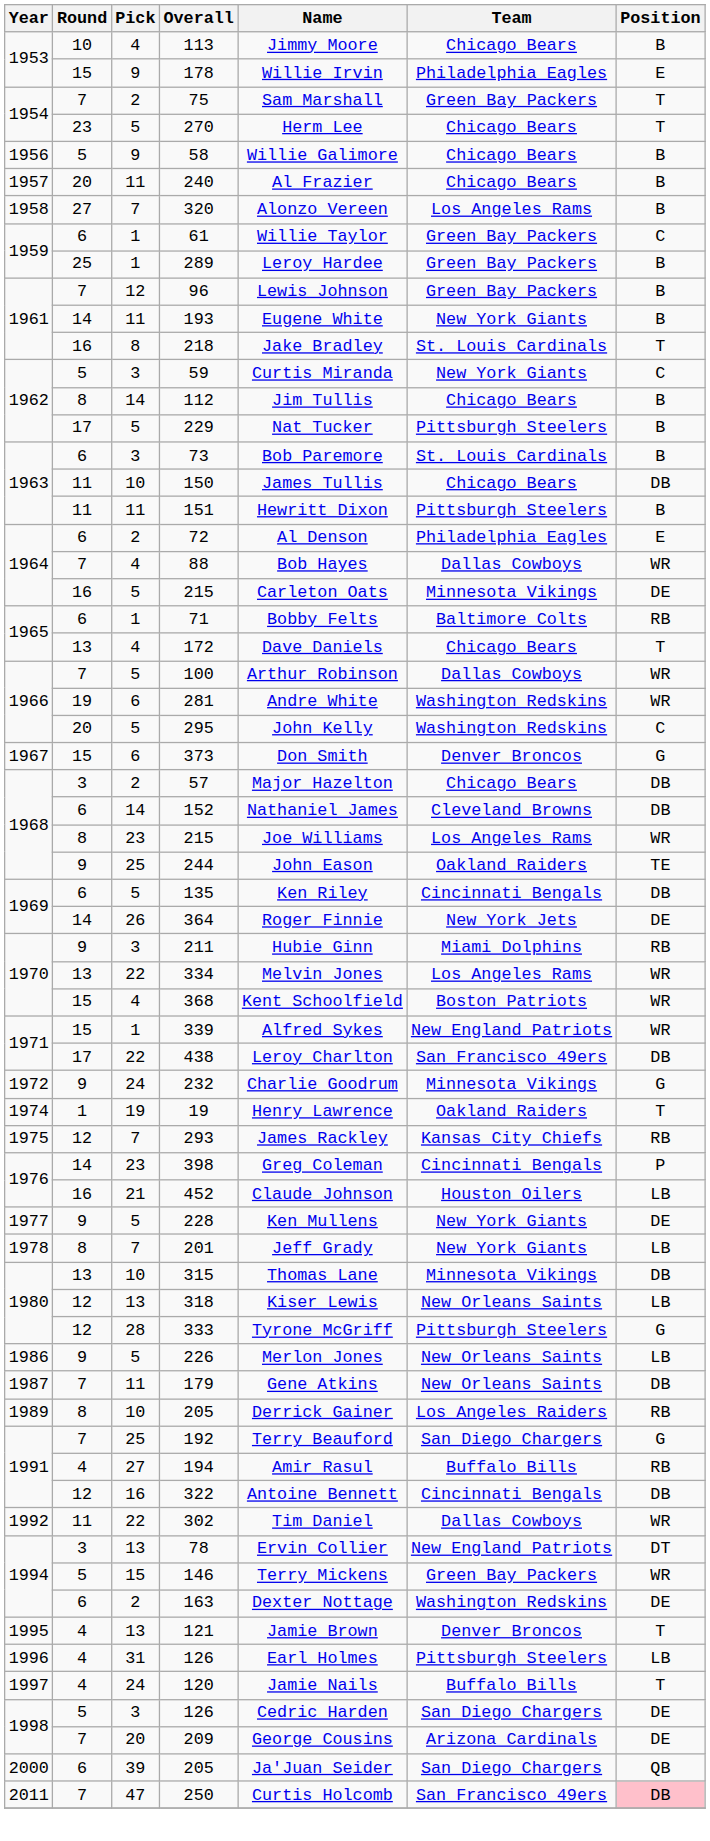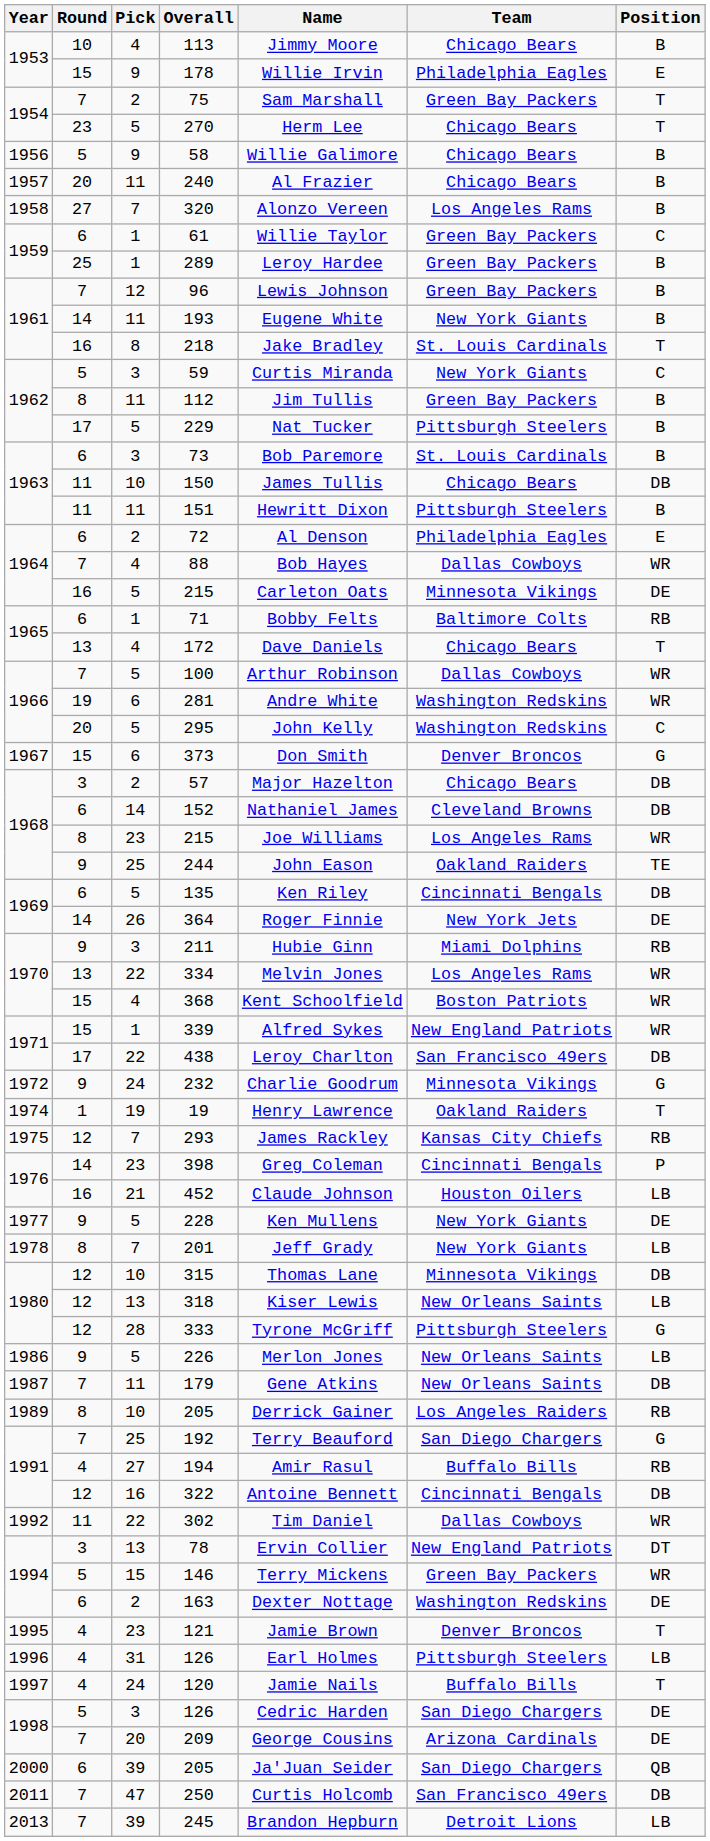(135, 401) 14 -> (135, 401) 11
(512, 401) Chicago Bears -> (512, 401) Green Bay Packers
(82, 1276) 13 -> (82, 1276) 12
(135, 1631) 13 -> (135, 1631) 23
(660, 1795) pink background -> (660, 1795) no background
+ row: (29, 1822)
